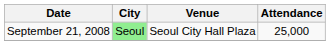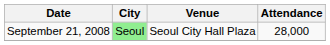(292, 31) 25,000 -> (292, 31) 28,000
